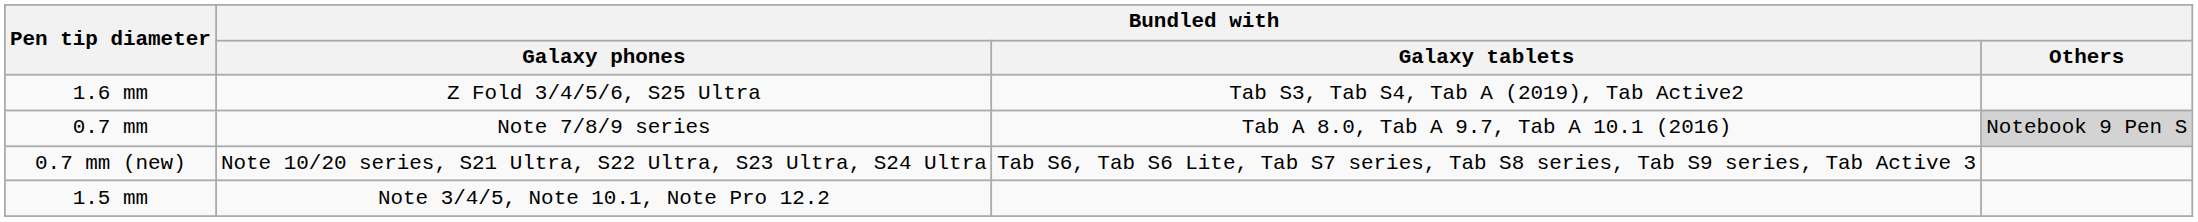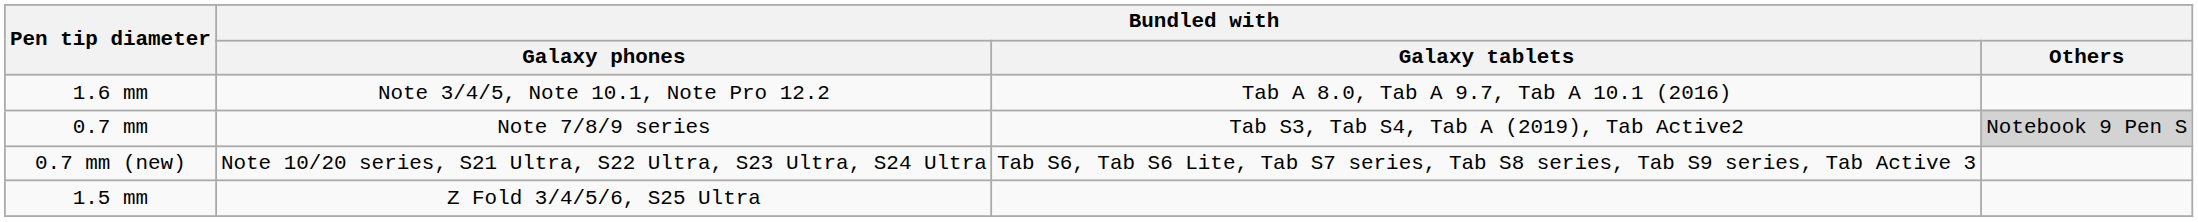(604, 93) Z Fold 3/4/5/6, S25 Ultra -> (604, 93) Note 3/4/5, Note 10.1, Note Pro 12.2
(1487, 93) Tab S3, Tab S4, Tab A (2019), Tab Active2 -> (1487, 93) Tab A 8.0, Tab A 9.7, Tab A 10.1 (2016)
(1487, 128) Tab A 8.0, Tab A 9.7, Tab A 10.1 (2016) -> (1487, 128) Tab S3, Tab S4, Tab A (2019), Tab Active2
(604, 198) Note 3/4/5, Note 10.1, Note Pro 12.2 -> (604, 198) Z Fold 3/4/5/6, S25 Ultra
